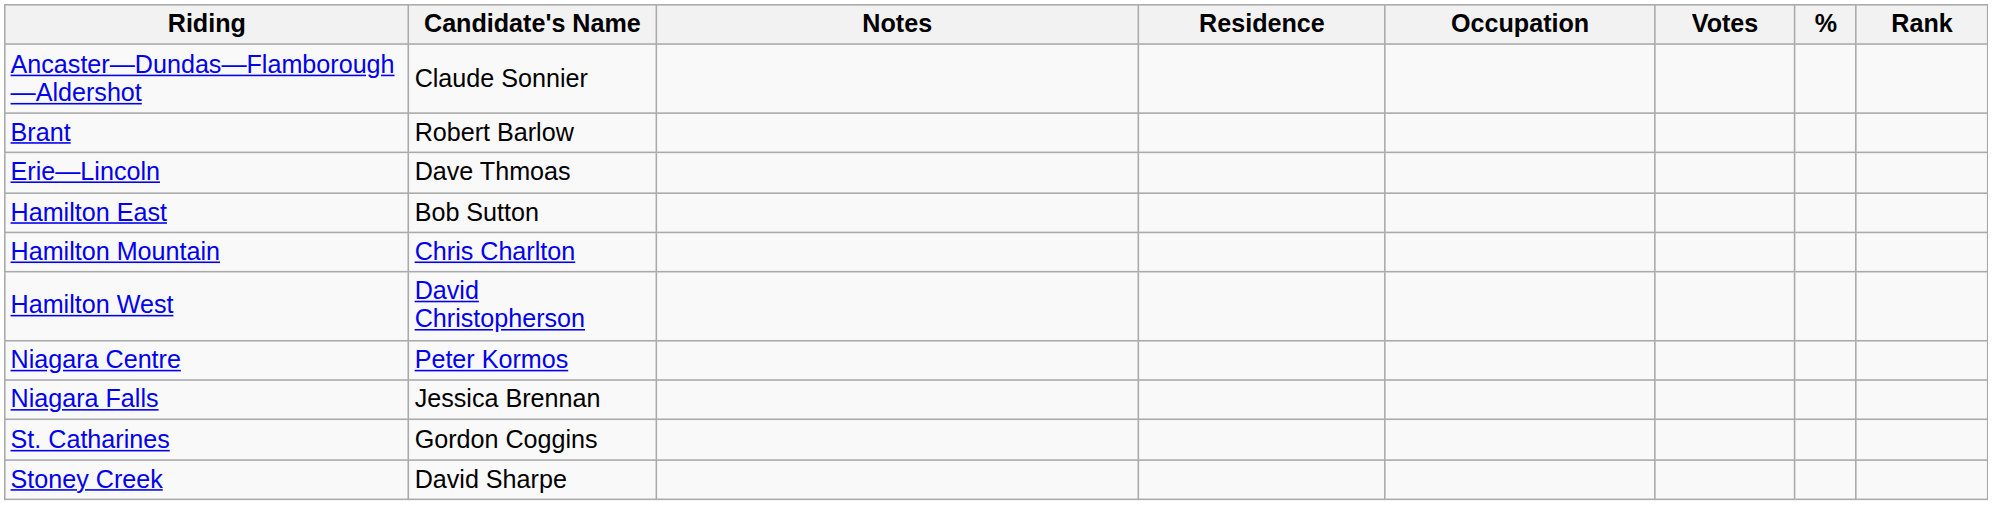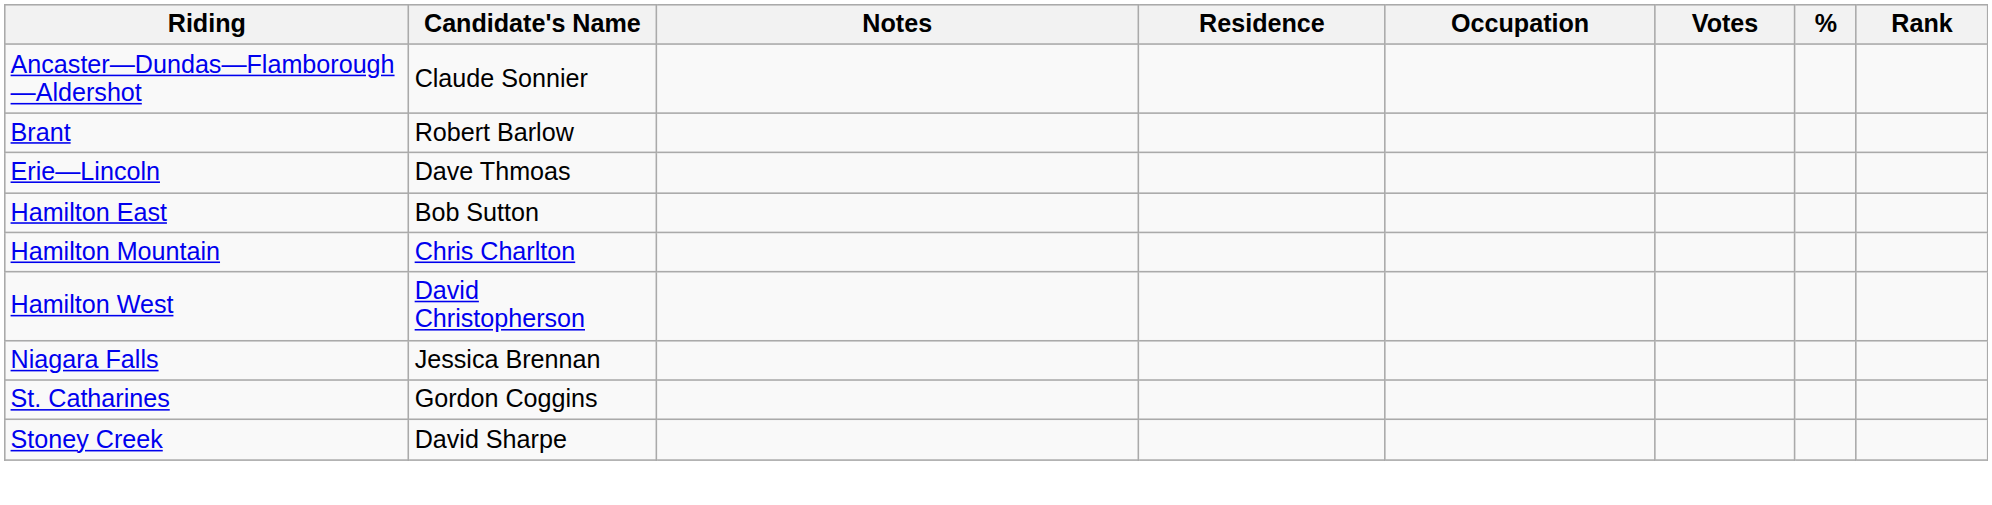- row: (96, 359)
